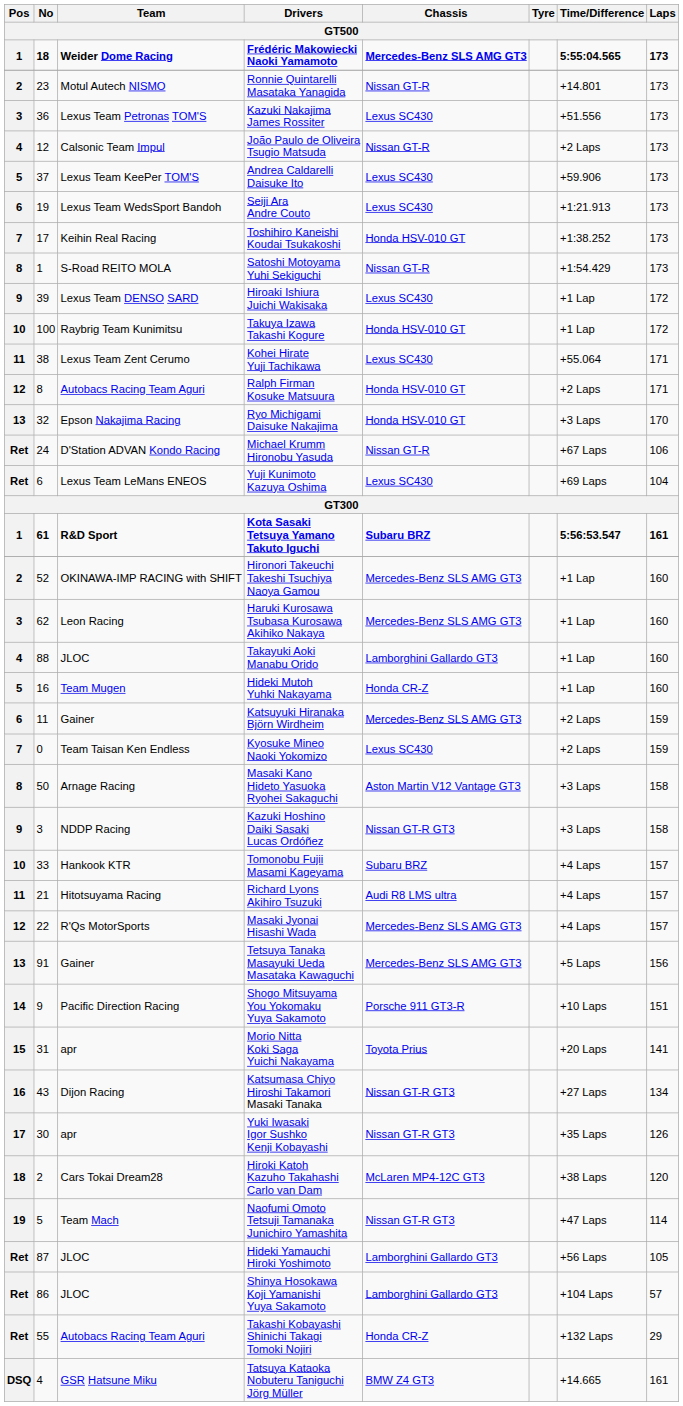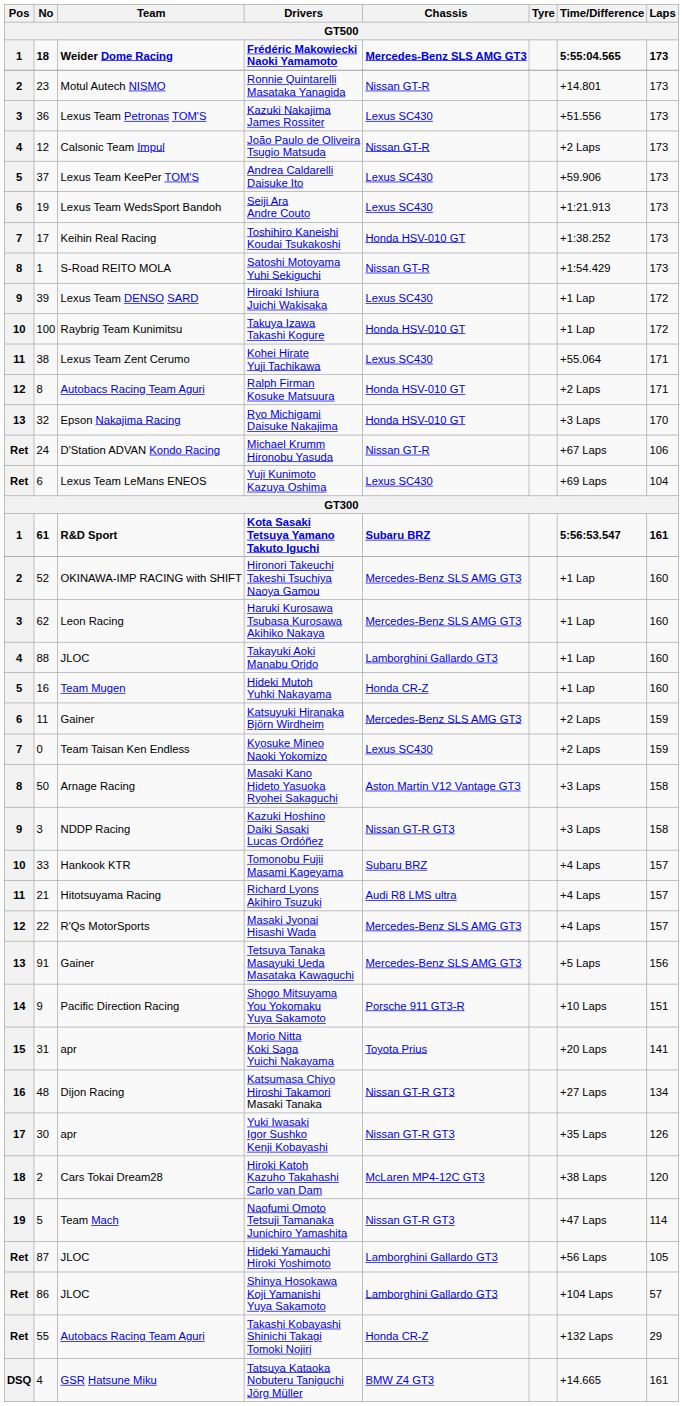(43, 1092) 43 -> (43, 1092) 48
